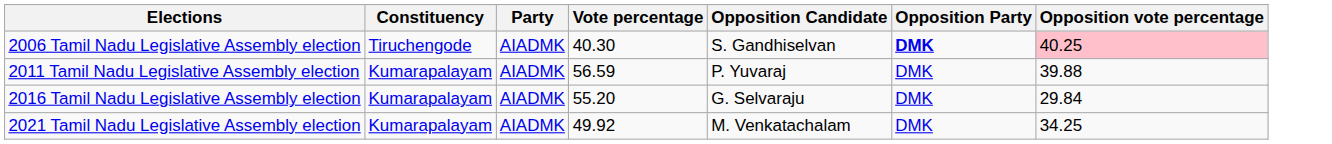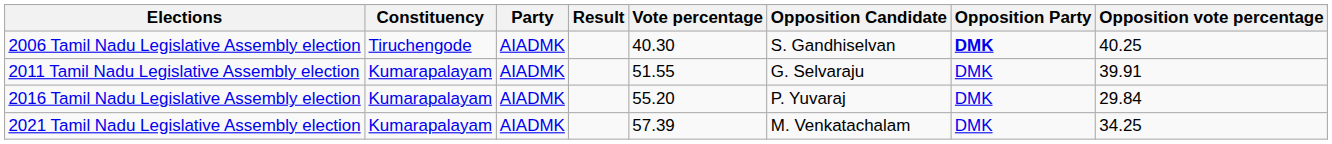+ column: (599, 17)
(1061, 44) pink background -> (1121, 44) no background
(594, 71) 56.59 -> (654, 71) 51.55
(749, 71) P. Yuvaraj -> (818, 71) G. Selvaraju
(1061, 71) 39.88 -> (1121, 71) 39.91
(758, 98) G. Selvaraju -> (808, 98) P. Yuvaraj
(594, 125) 49.92 -> (654, 125) 57.39
